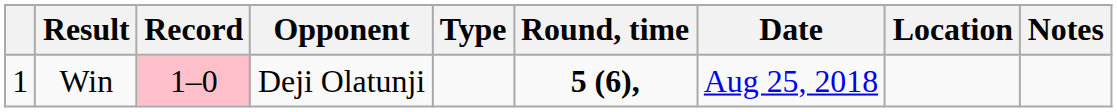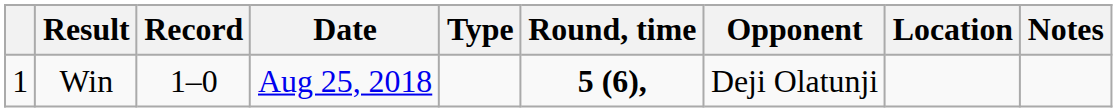columns swapped: (342, 29) <-> (791, 29)
(194, 80) pink background -> (194, 80) no background
